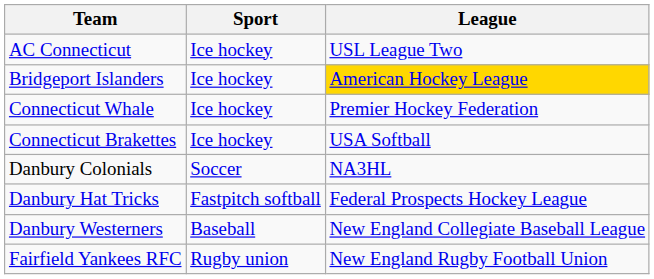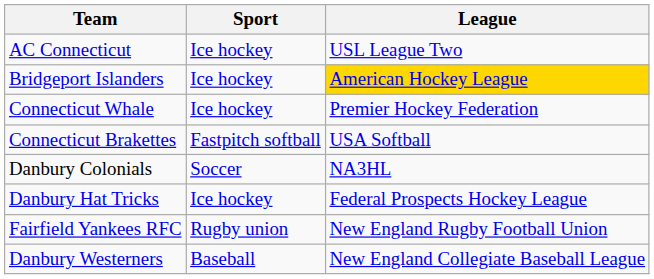(231, 139) Ice hockey -> (255, 139) Fastpitch softball
(255, 199) Fastpitch softball -> (231, 199) Ice hockey
rows swapped: (86, 229) <-> (95, 259)
